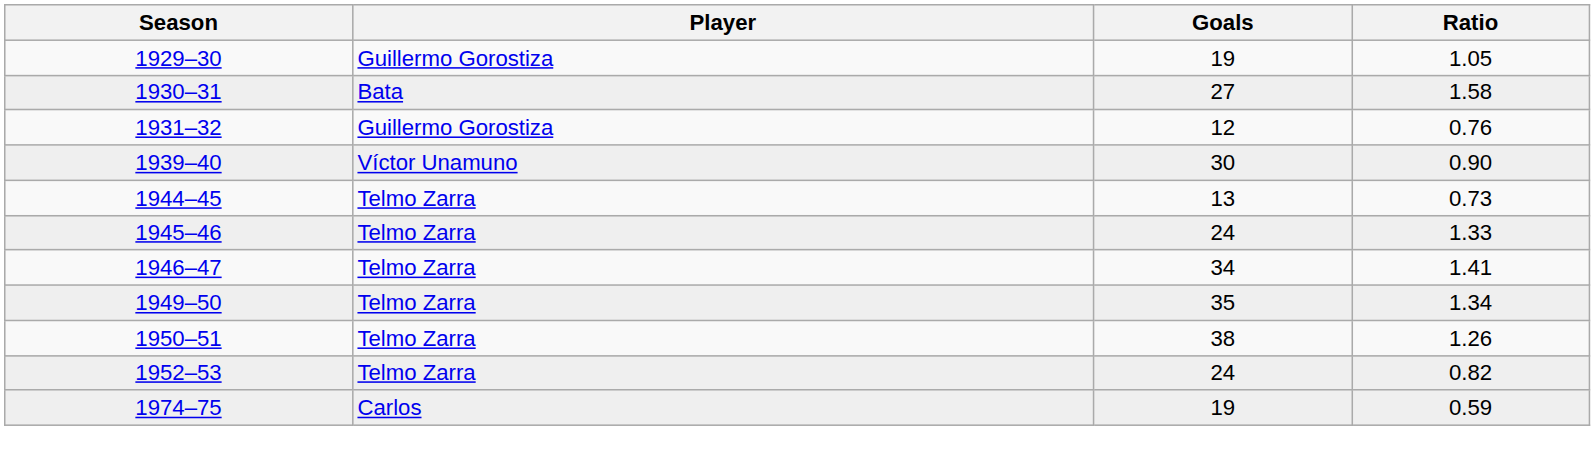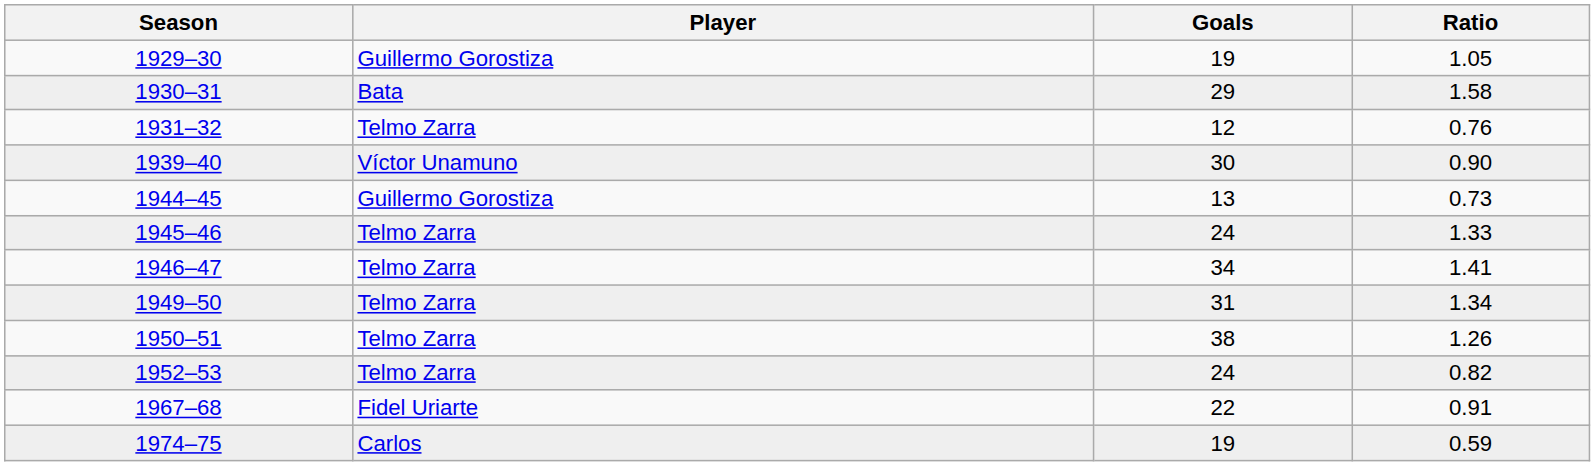(1223, 93) 27 -> (1223, 93) 29
(455, 128) Guillermo Gorostiza -> (417, 128) Telmo Zarra
(417, 198) Telmo Zarra -> (455, 198) Guillermo Gorostiza
(1223, 303) 35 -> (1223, 303) 31
+ row: (179, 408)
